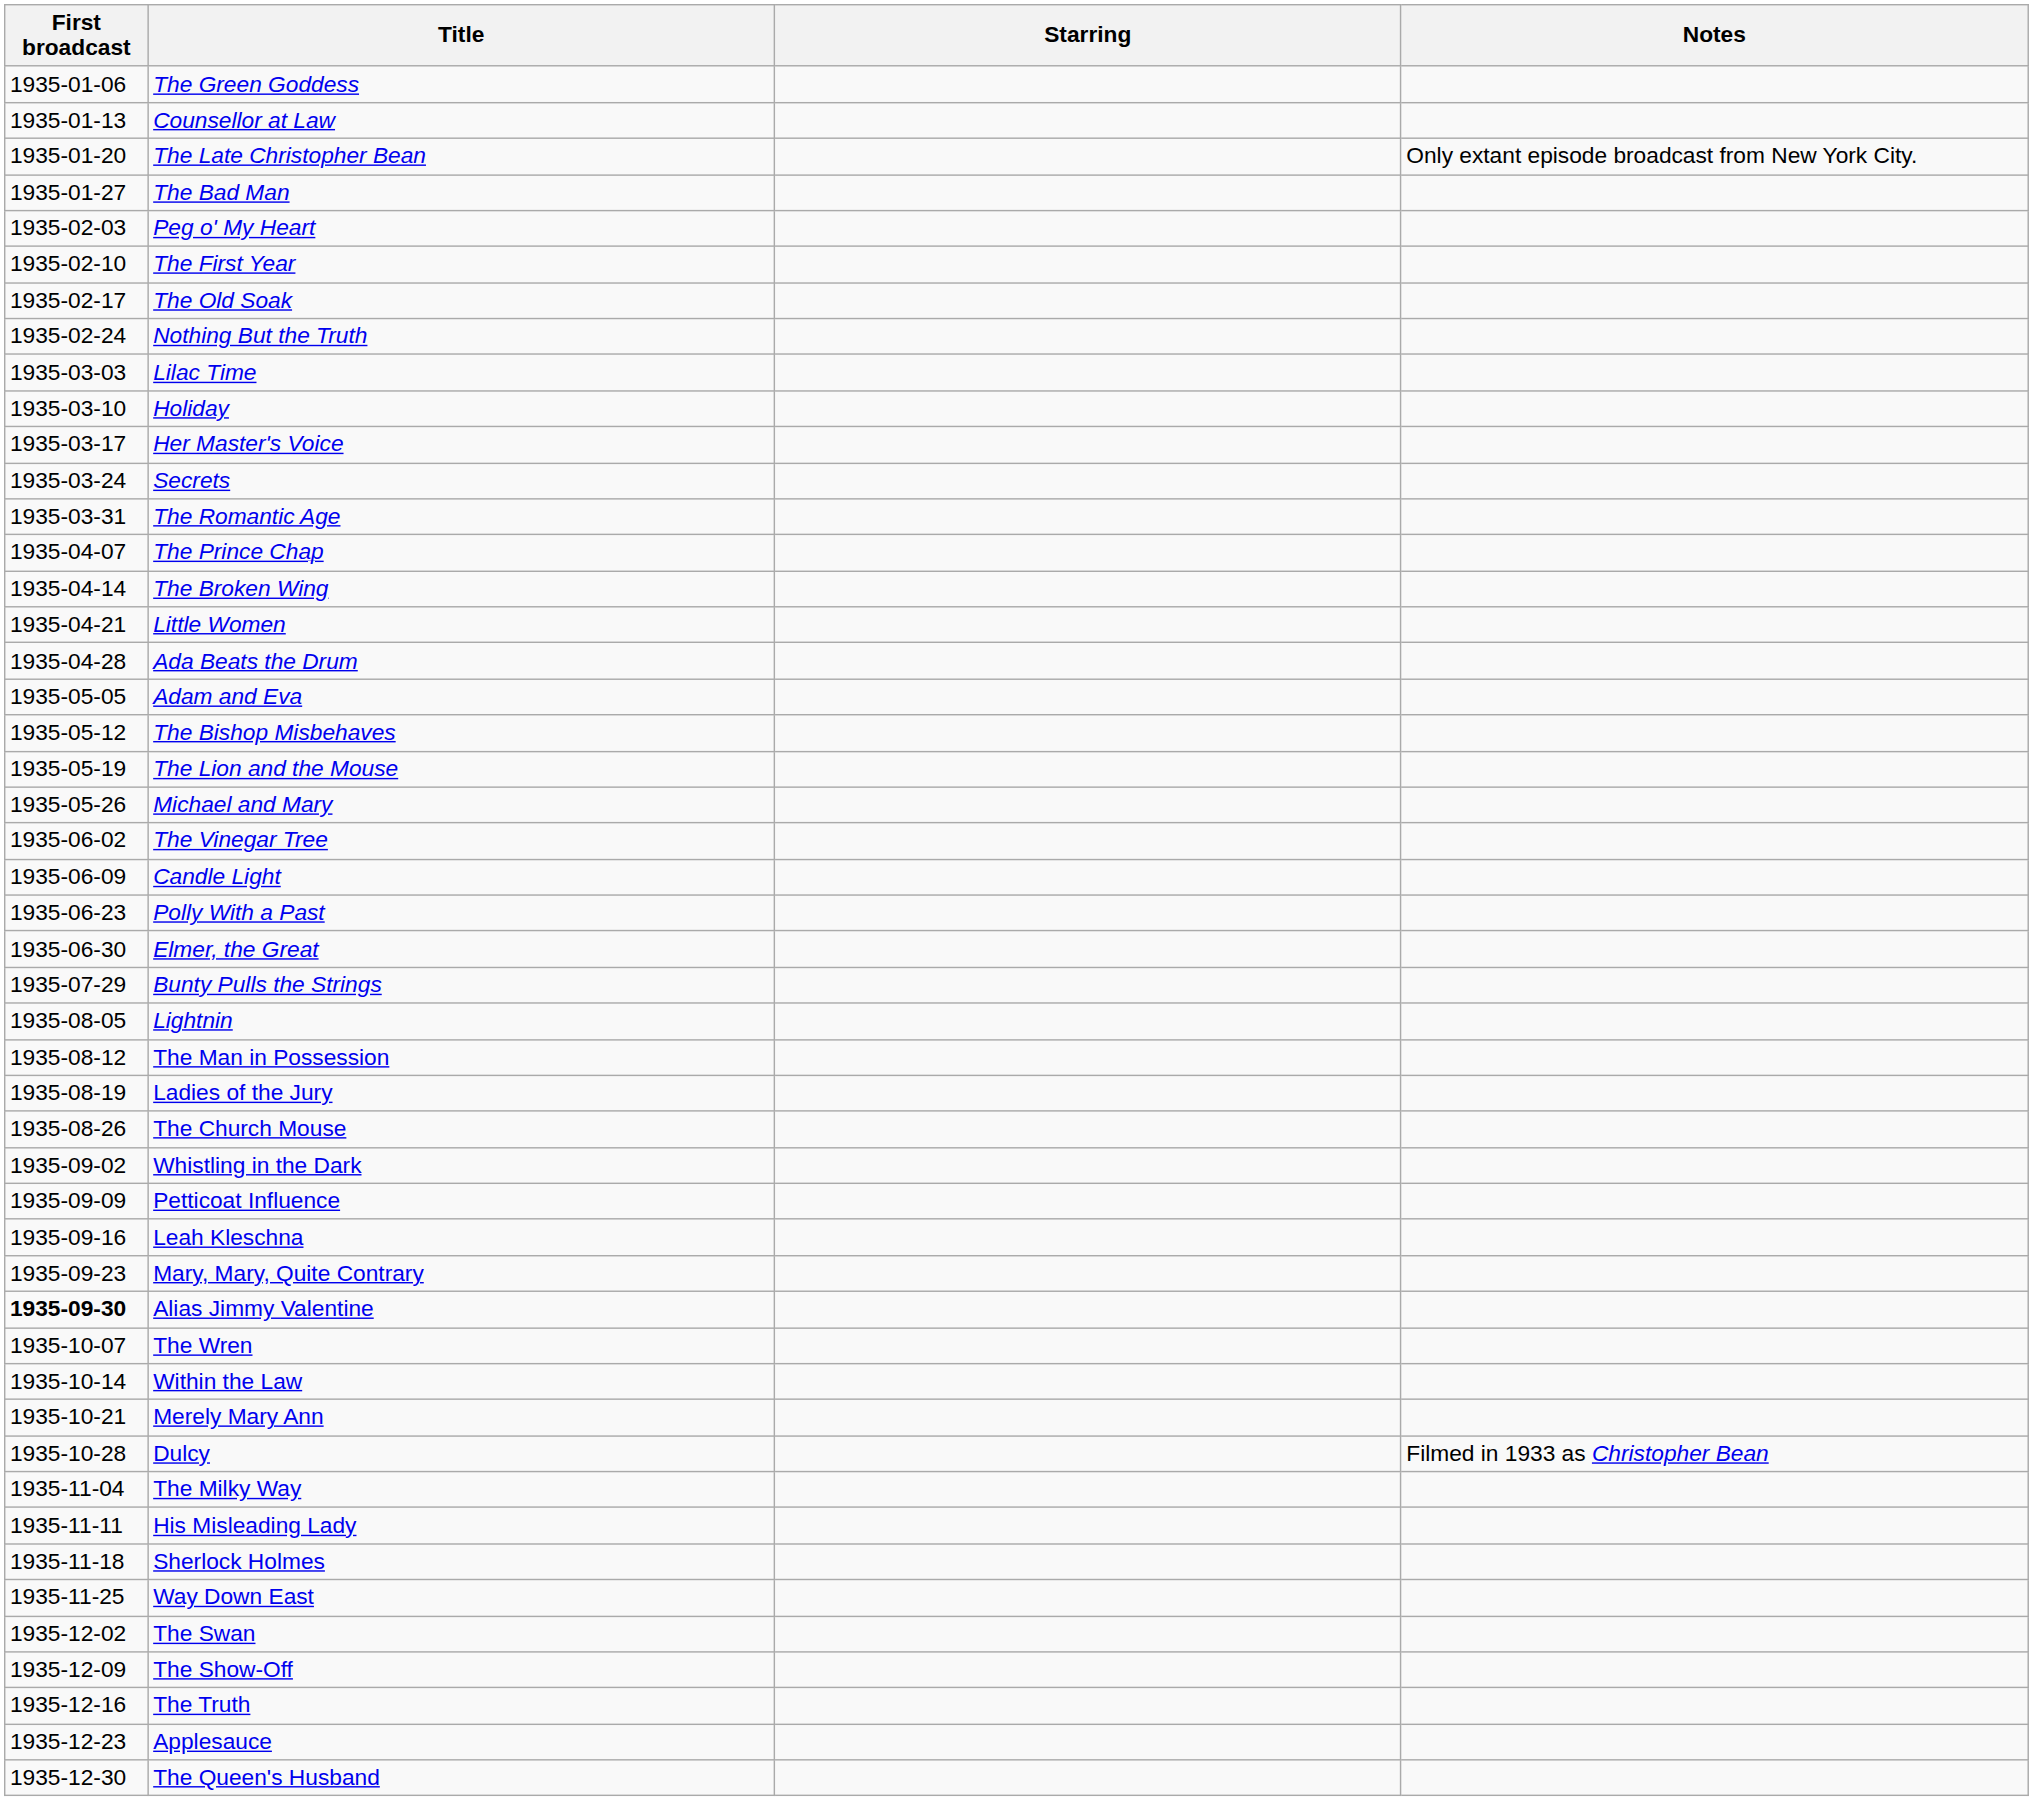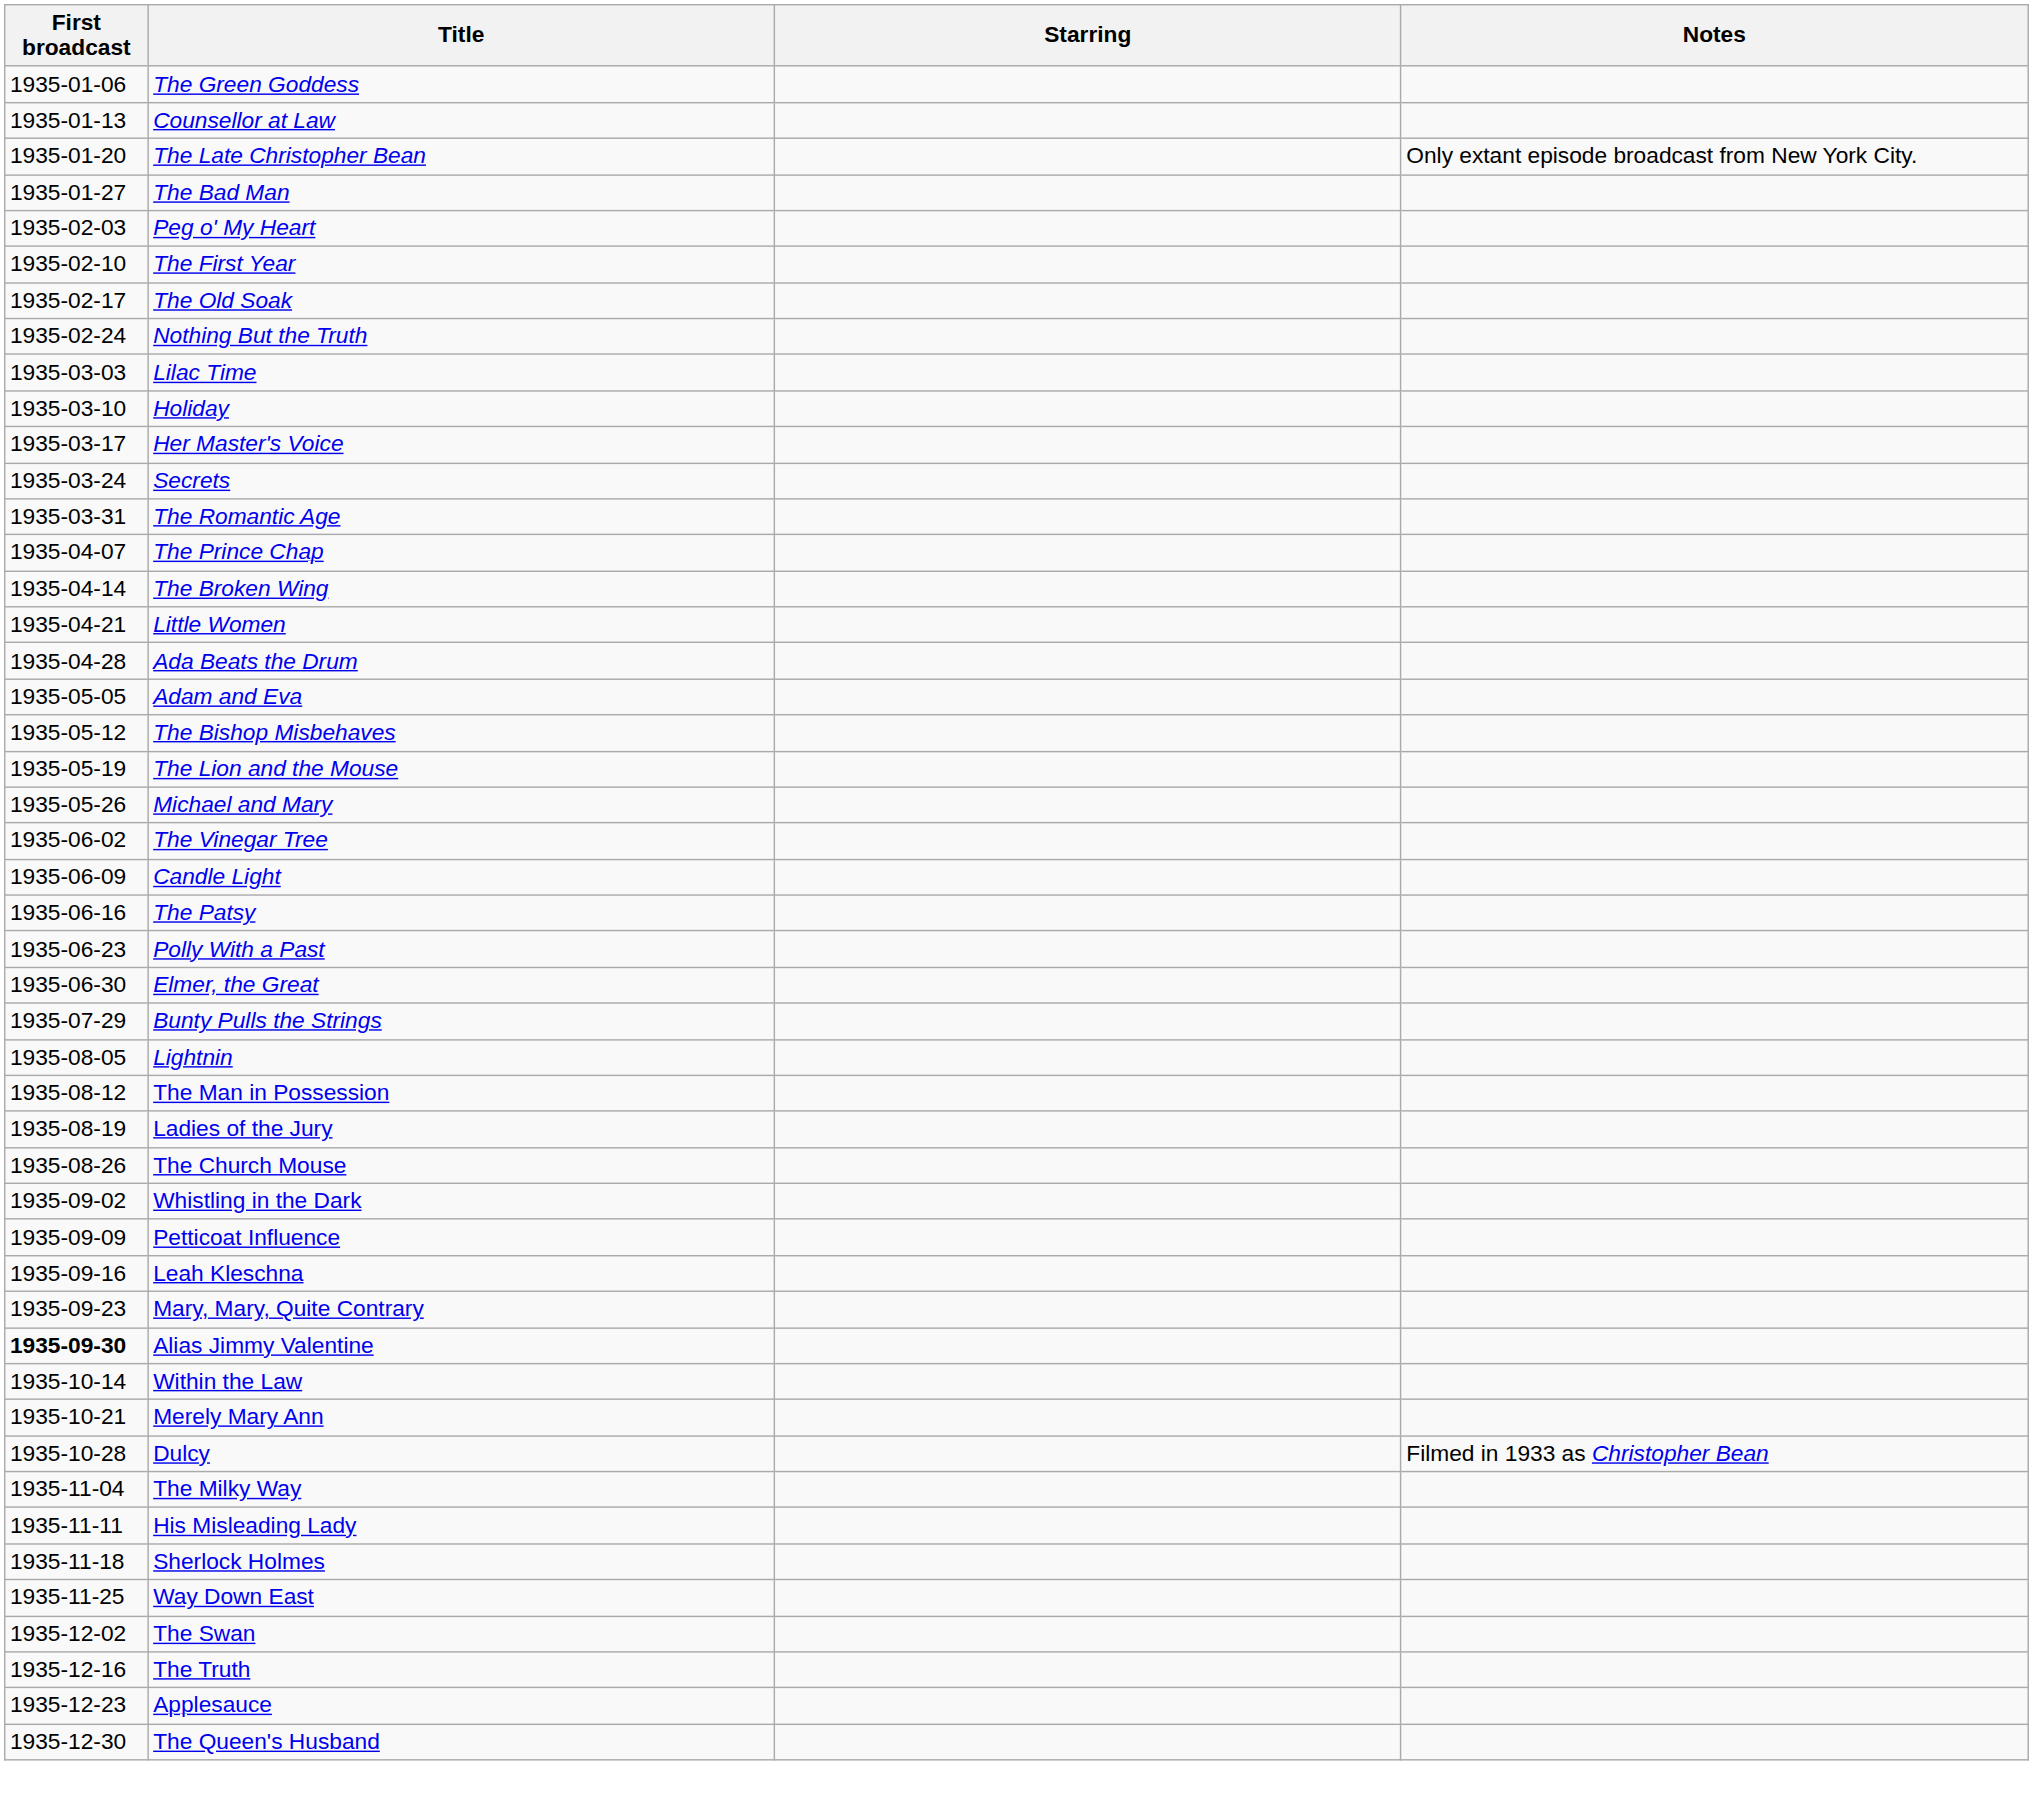+ row: (204, 912)
- row: (203, 1345)
- row: (223, 1669)
